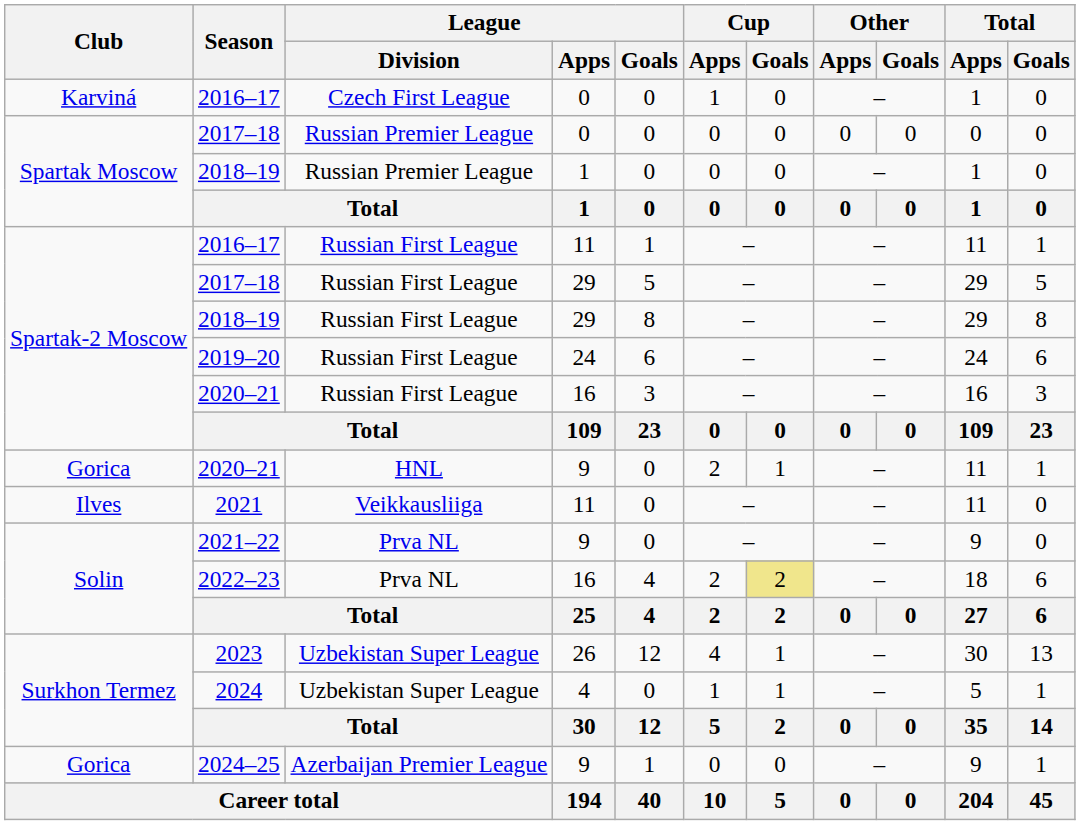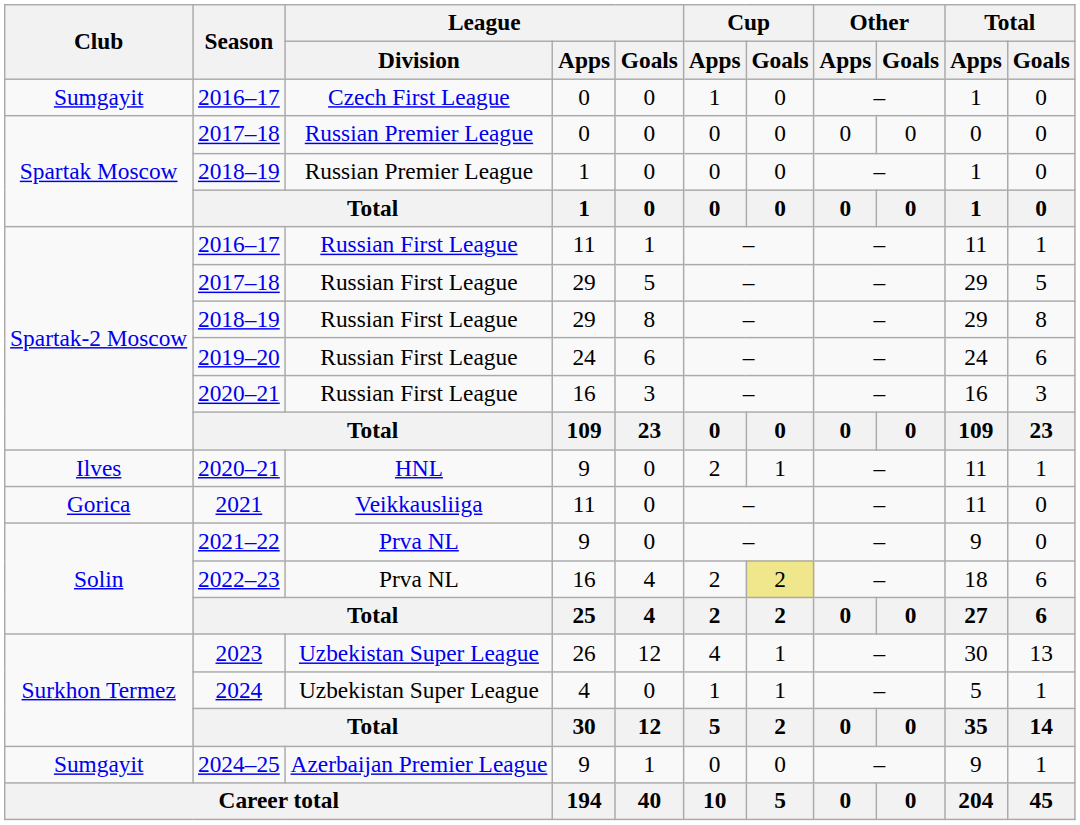(99, 97) Karviná -> (99, 97) Sumgayit
(99, 467) Gorica -> (99, 467) Ilves
(99, 504) Ilves -> (99, 504) Gorica
(99, 763) Gorica -> (99, 763) Sumgayit
